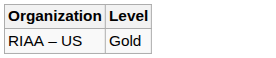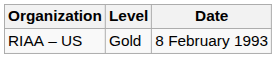+ column: (212, 16)
